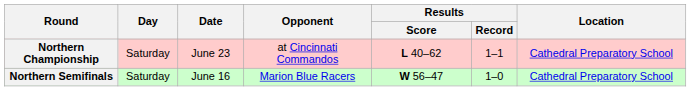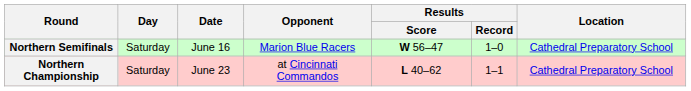rows swapped: (61, 77) <-> (61, 53)
